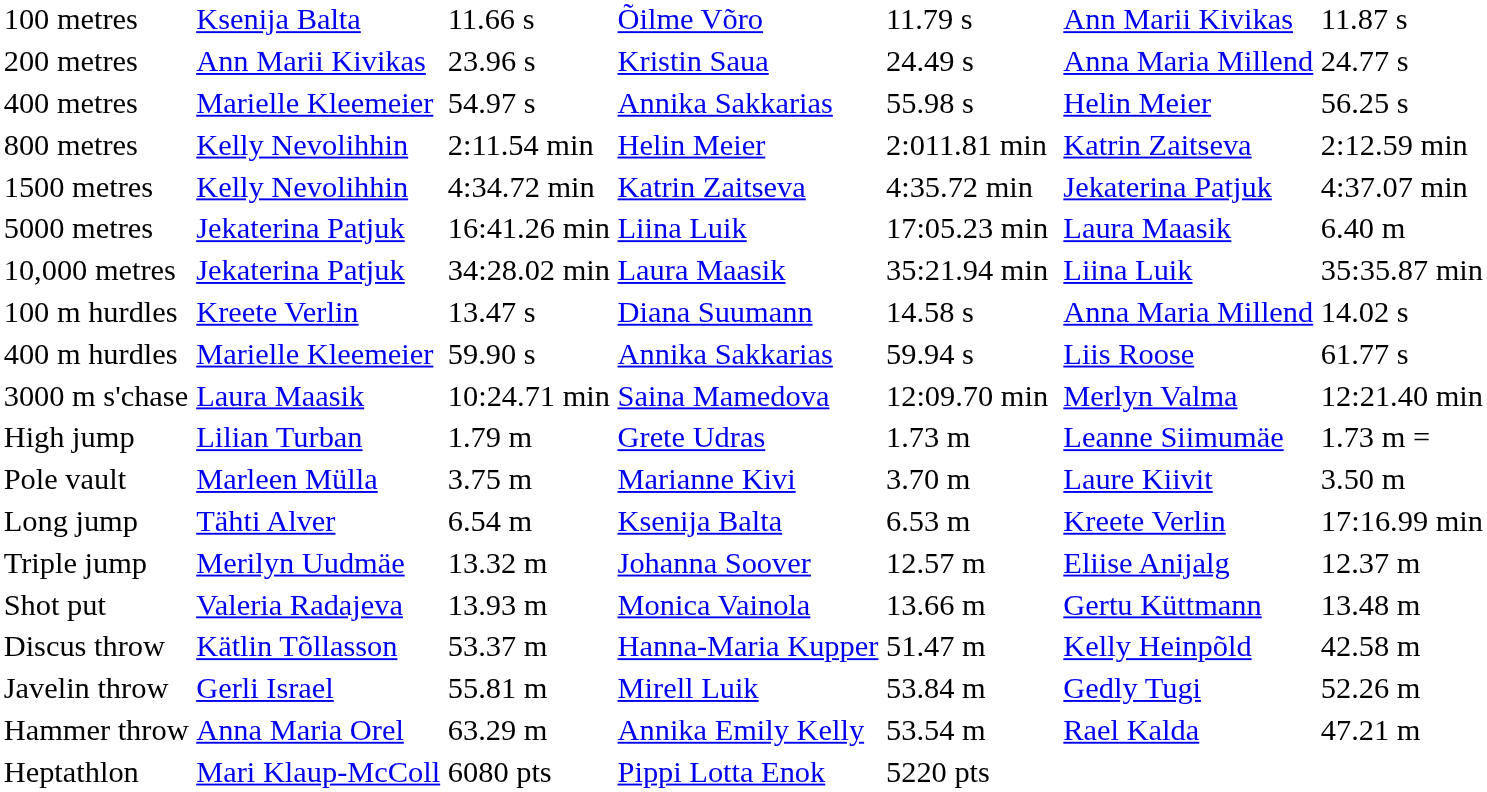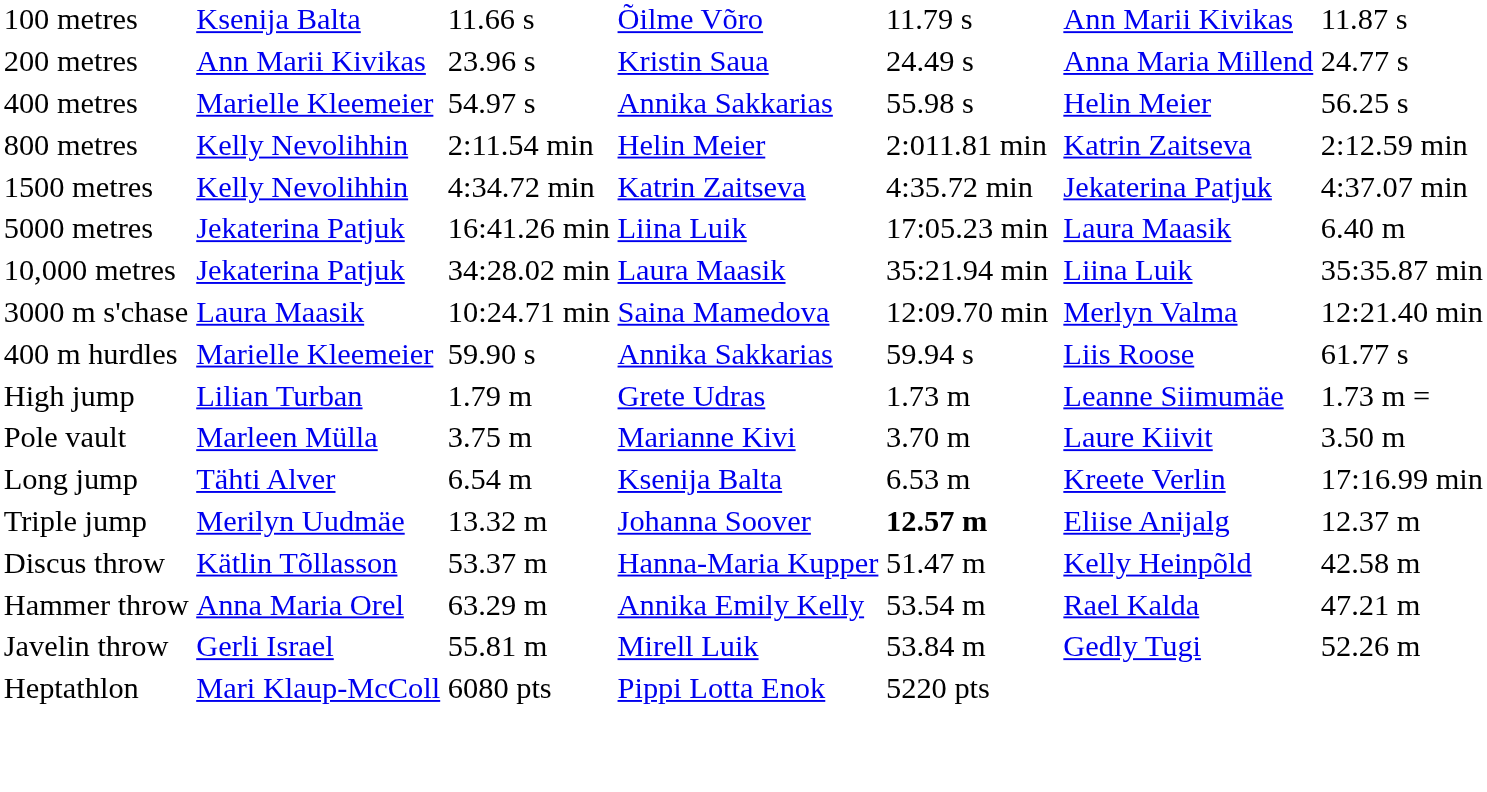- row: (91, 311)
rows swapped: (91, 353) <-> (96, 395)
(936, 562) normal -> (937, 520) bold
- row: (55, 604)
rows swapped: (96, 729) <-> (86, 688)
